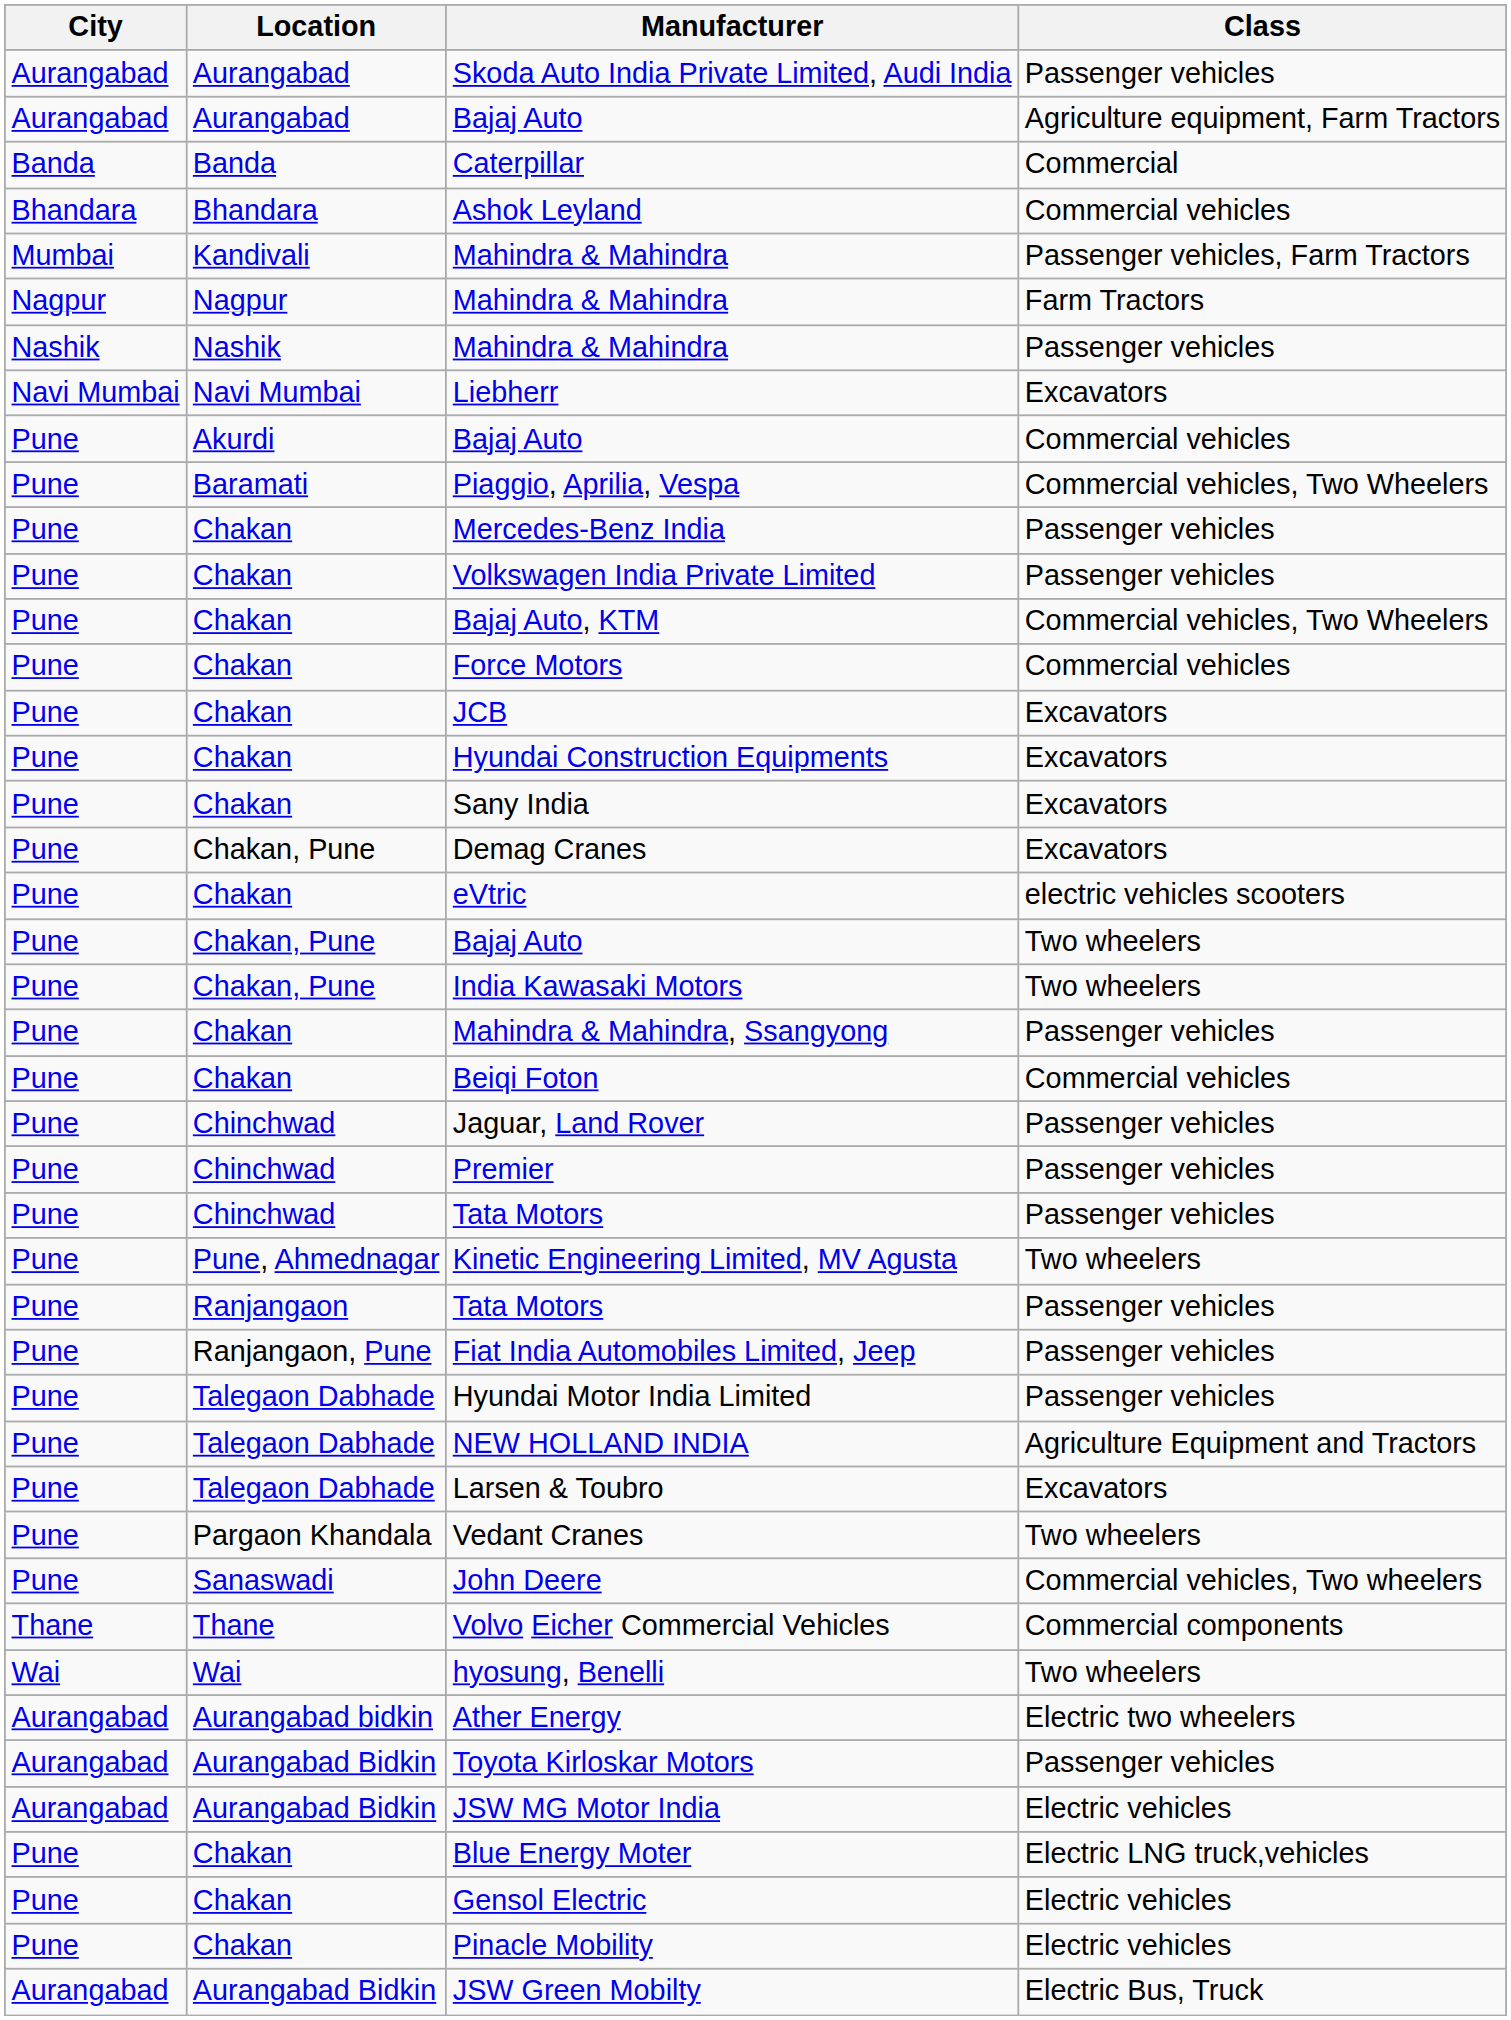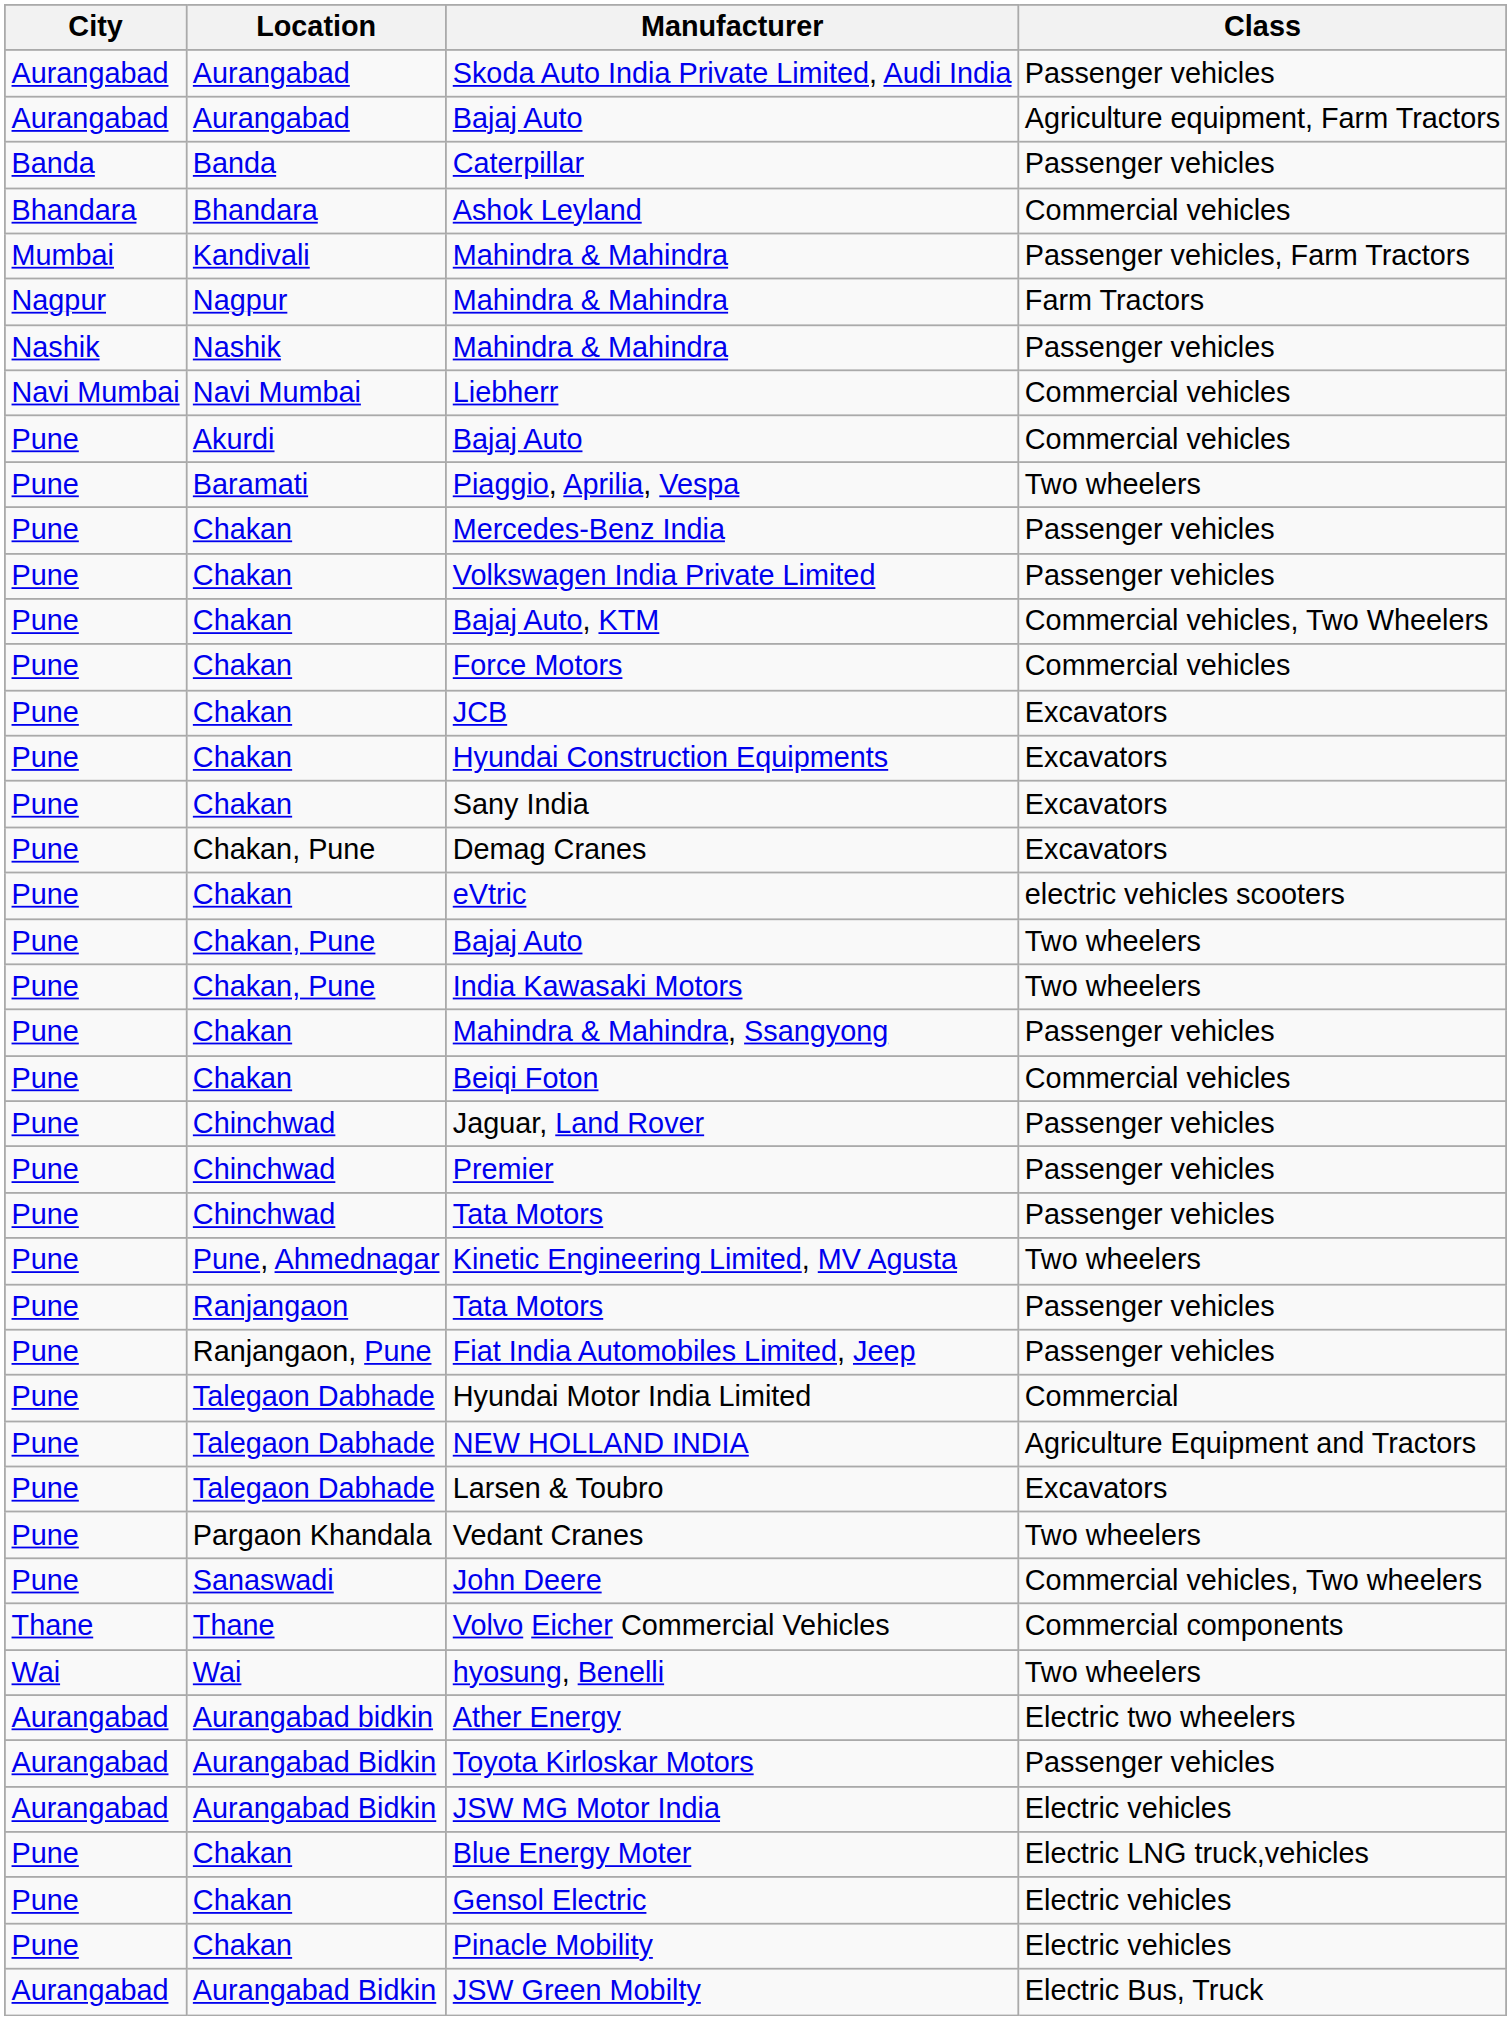(1102, 164) Commercial -> (1150, 164) Passenger vehicles
(1096, 392) Excavators -> (1158, 392) Commercial vehicles
(1257, 484) Commercial vehicles, Two Wheelers -> (1113, 484) Two wheelers
(1150, 1397) Passenger vehicles -> (1102, 1397) Commercial
